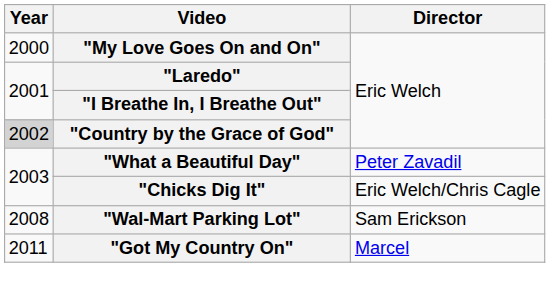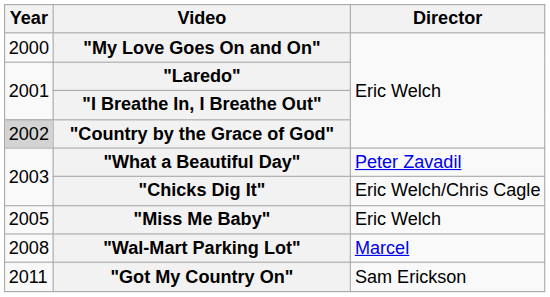+ row: (202, 219)
(411, 219) Sam Erickson -> (382, 248) Marcel
(382, 248) Marcel -> (411, 276) Sam Erickson
